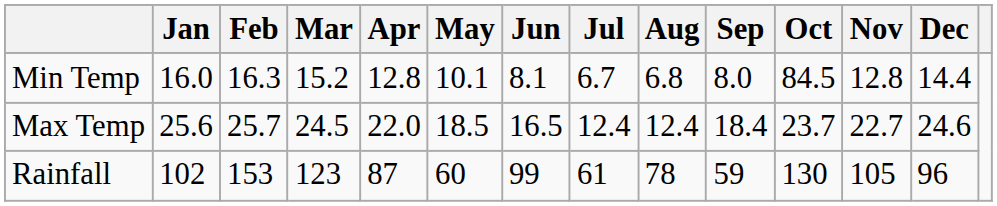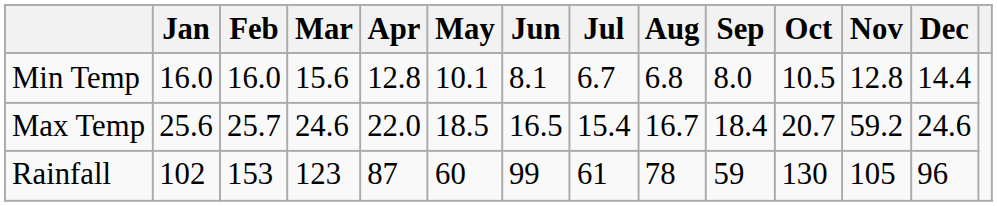(254, 77) 16.3 -> (254, 77) 16.0
(322, 77) 15.2 -> (322, 77) 15.6
(808, 77) 84.5 -> (808, 77) 10.5
(322, 126) 24.5 -> (322, 126) 24.6
(604, 126) 12.4 -> (604, 126) 15.4
(672, 126) 12.4 -> (672, 126) 16.7
(808, 126) 23.7 -> (808, 126) 20.7
(876, 126) 22.7 -> (876, 126) 59.2
